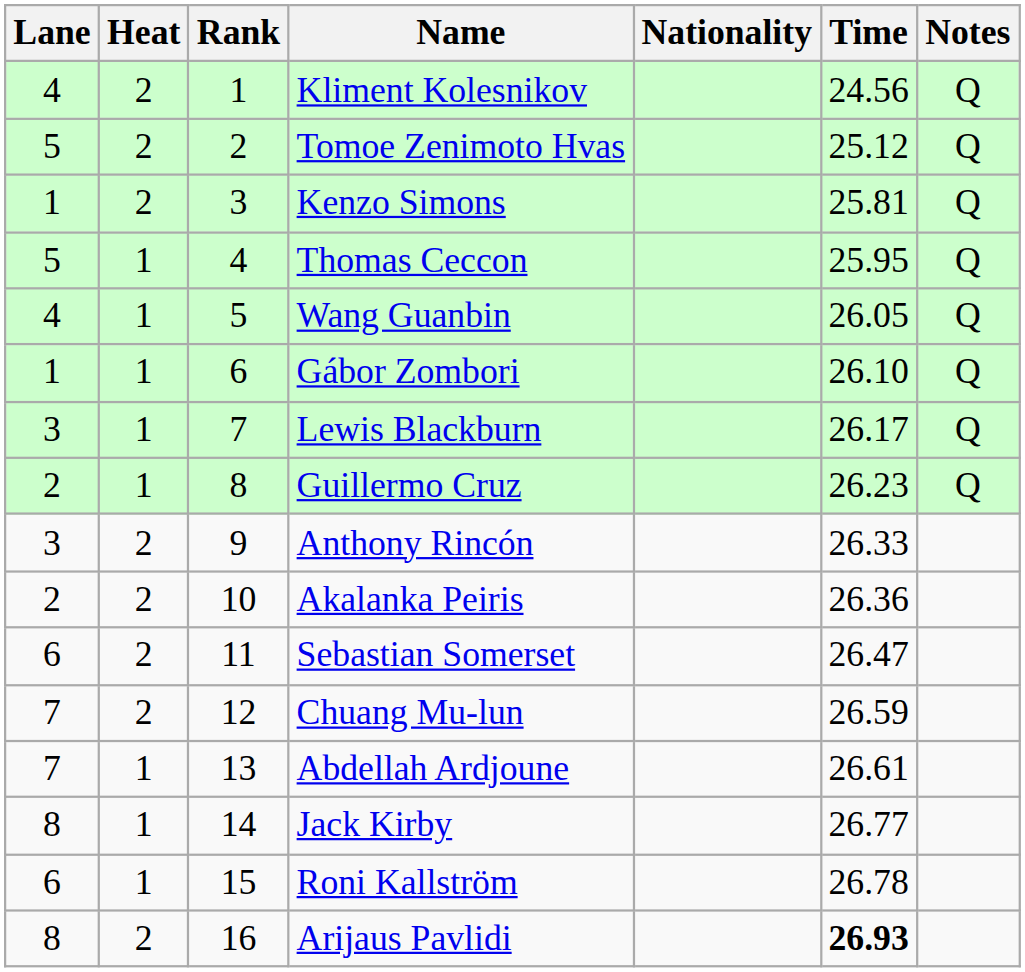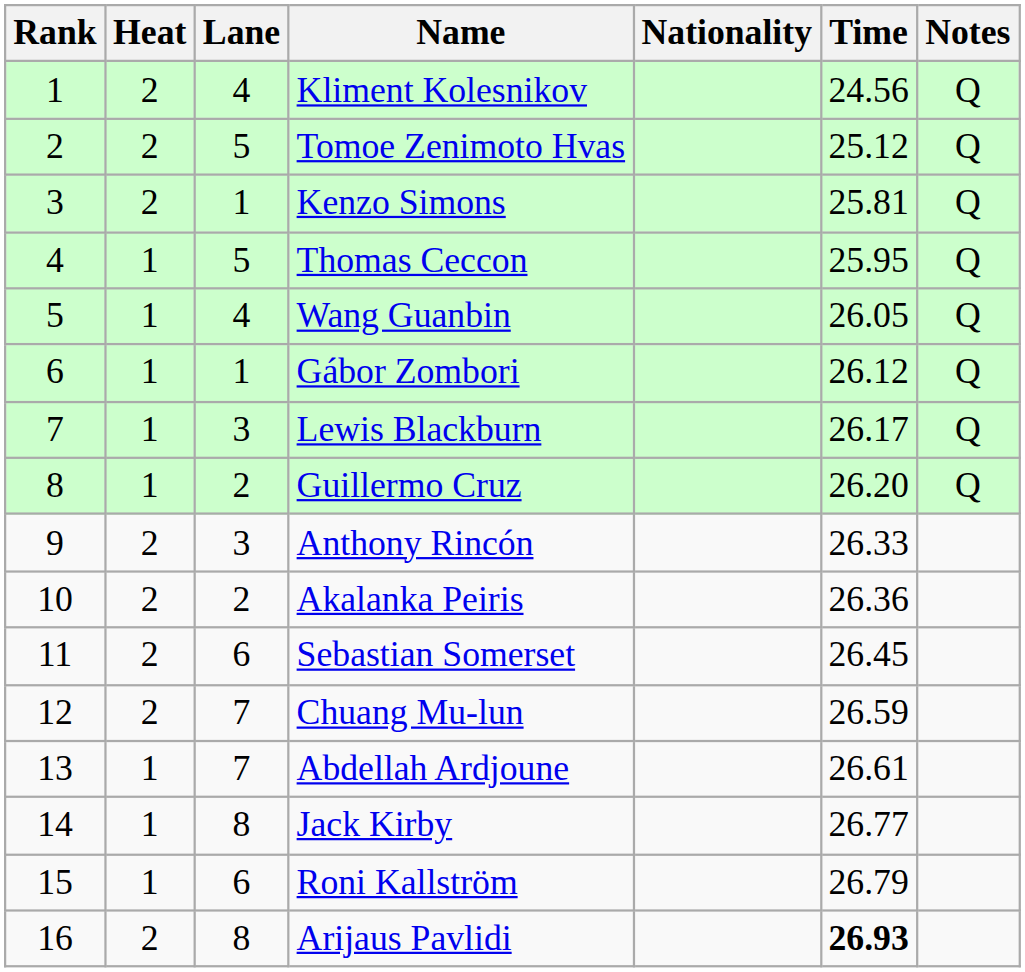columns swapped: (239, 32) <-> (52, 32)
(869, 372) 26.10 -> (869, 372) 26.12
(869, 485) 26.23 -> (869, 485) 26.20
(869, 655) 26.47 -> (869, 655) 26.45
(869, 881) 26.78 -> (869, 881) 26.79
